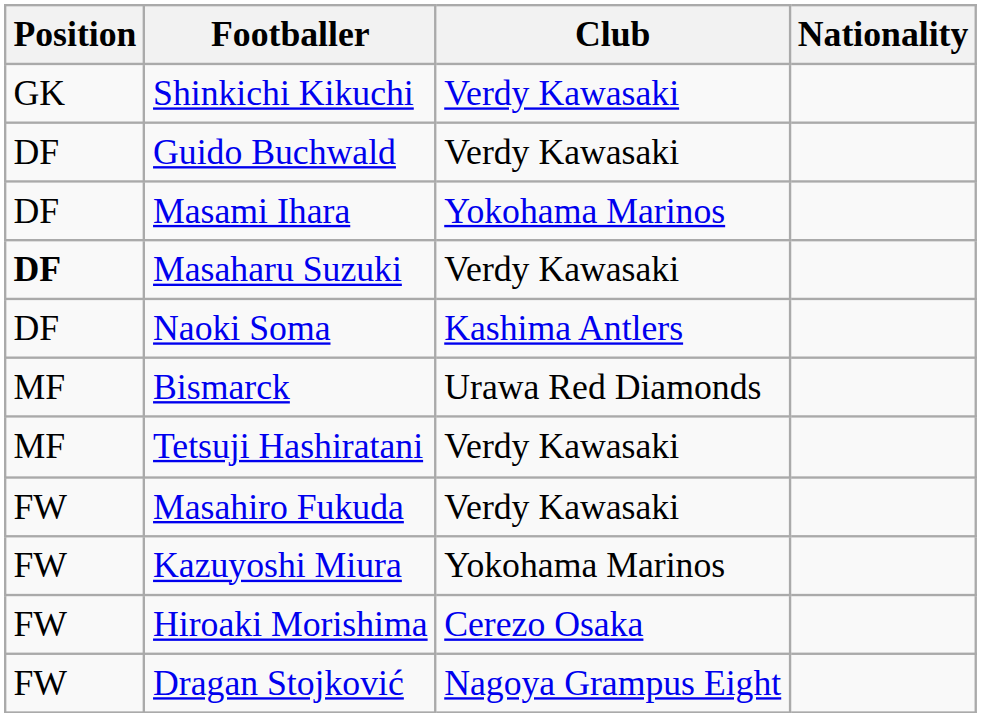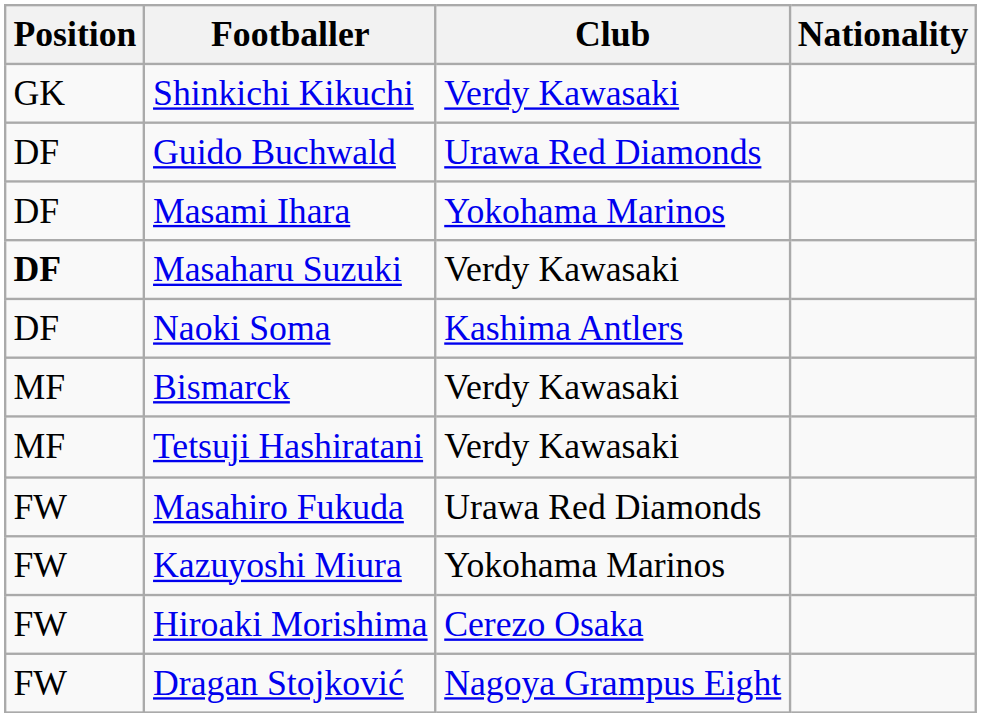(562, 151) Verdy Kawasaki -> (603, 151) Urawa Red Diamonds
(603, 387) Urawa Red Diamonds -> (562, 387) Verdy Kawasaki
(562, 505) Verdy Kawasaki -> (603, 505) Urawa Red Diamonds
